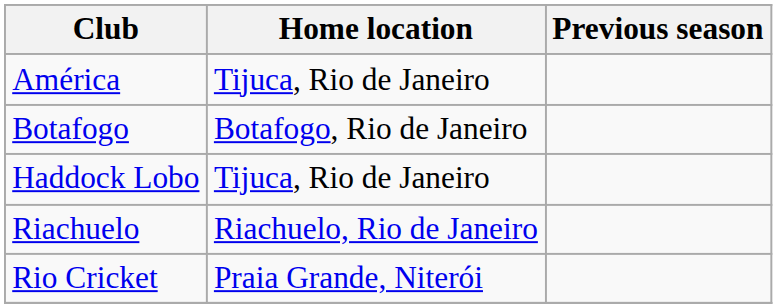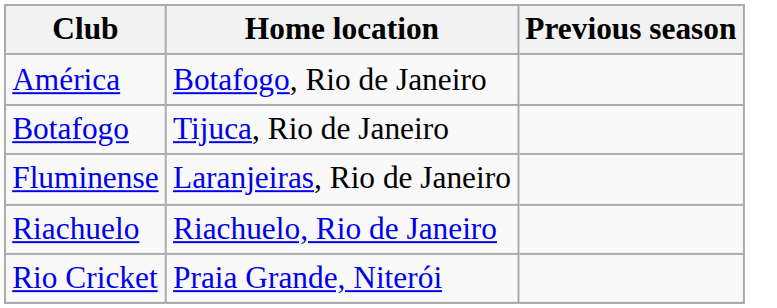(352, 79) Tijuca, Rio de Janeiro -> (330, 79) Botafogo, Rio de Janeiro
(371, 128) Botafogo, Rio de Janeiro -> (311, 128) Tijuca, Rio de Janeiro
+ row: (85, 178)
- row: (106, 178)
